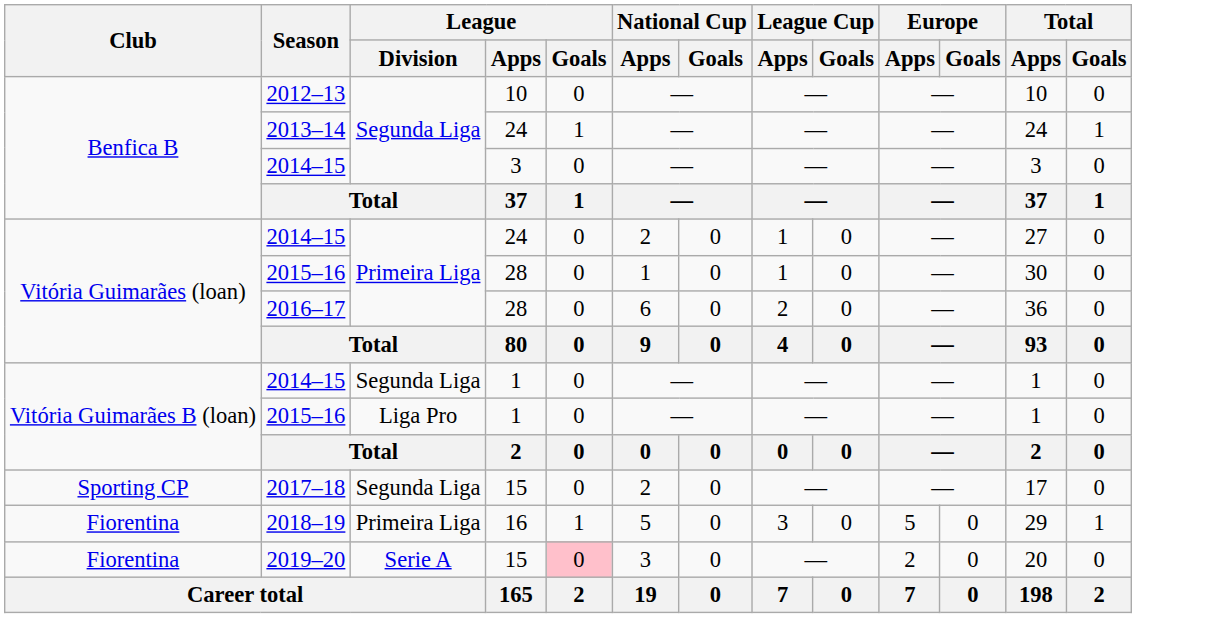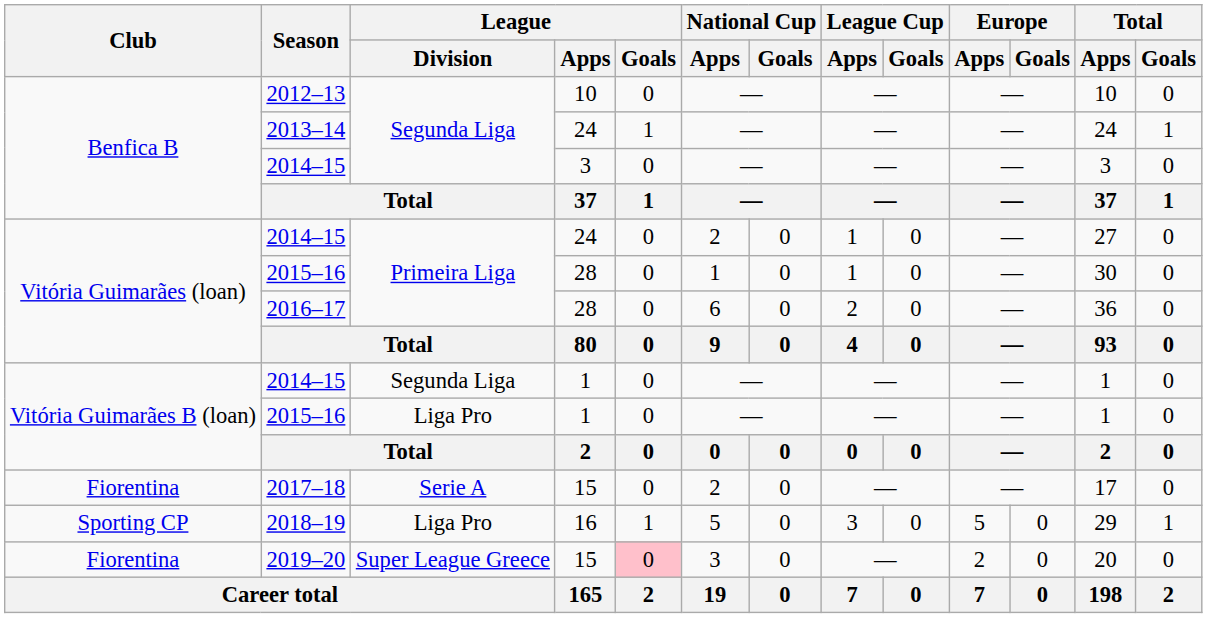(133, 487) Sporting CP -> (133, 487) Fiorentina
(418, 487) Segunda Liga -> (453, 487) Serie A
(133, 523) Fiorentina -> (133, 523) Sporting CP
(418, 523) Primeira Liga -> (453, 523) Liga Pro
(418, 559) Serie A -> (453, 559) Super League Greece
